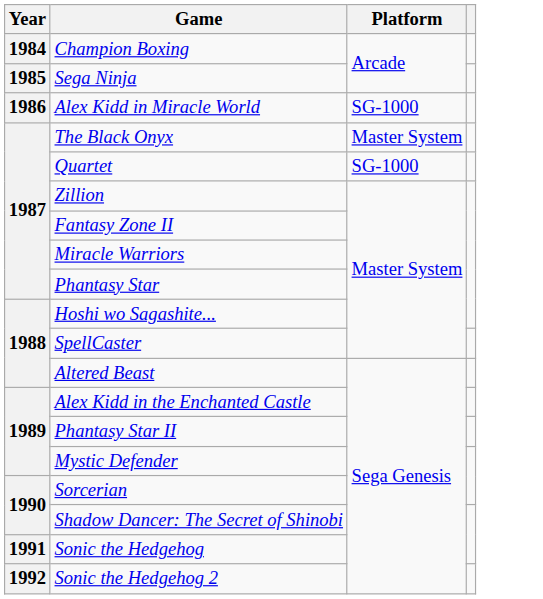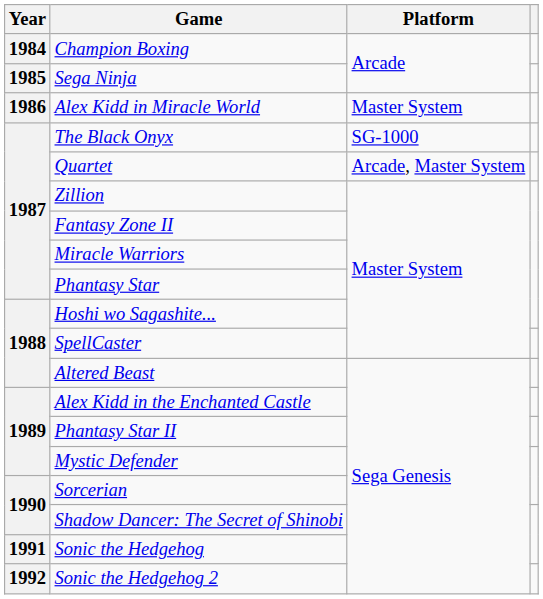(385, 107) SG-1000 -> (407, 107) Master System
(407, 136) Master System -> (385, 136) SG-1000
(385, 166) SG-1000 -> (438, 166) Arcade, Master System
